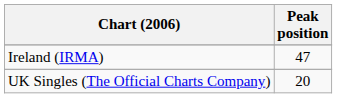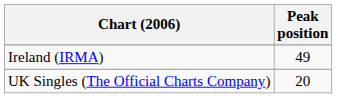(303, 57) 47 -> (303, 57) 49
